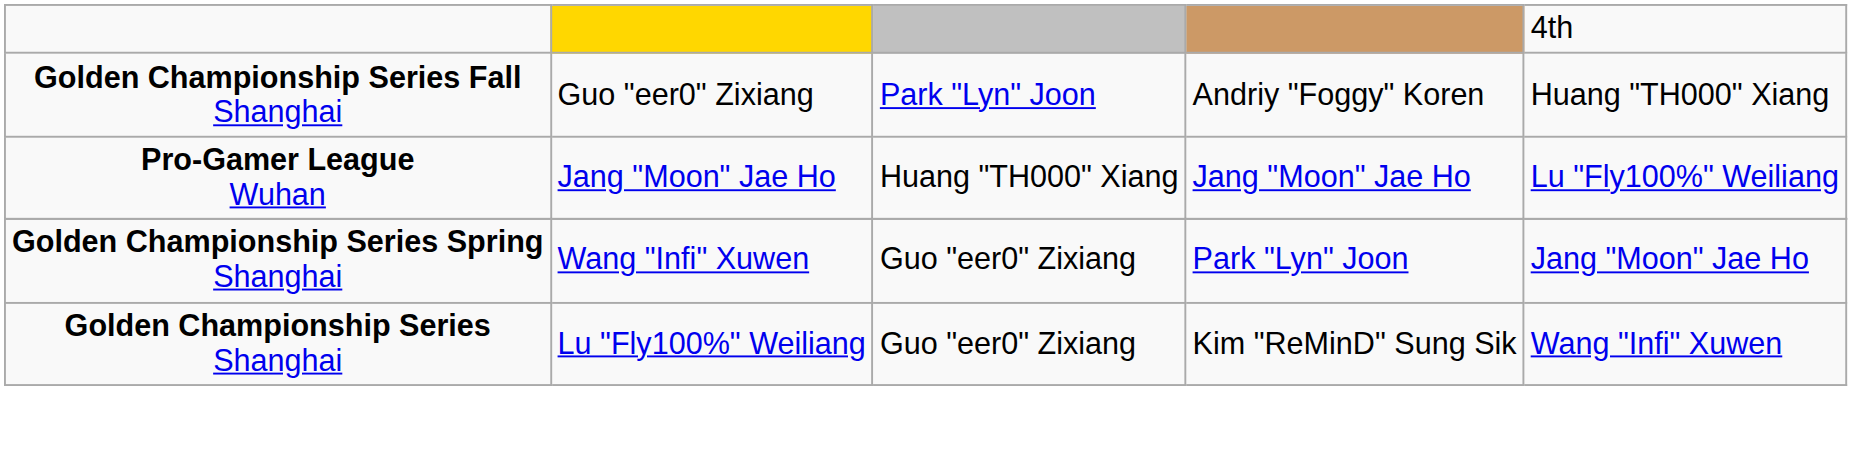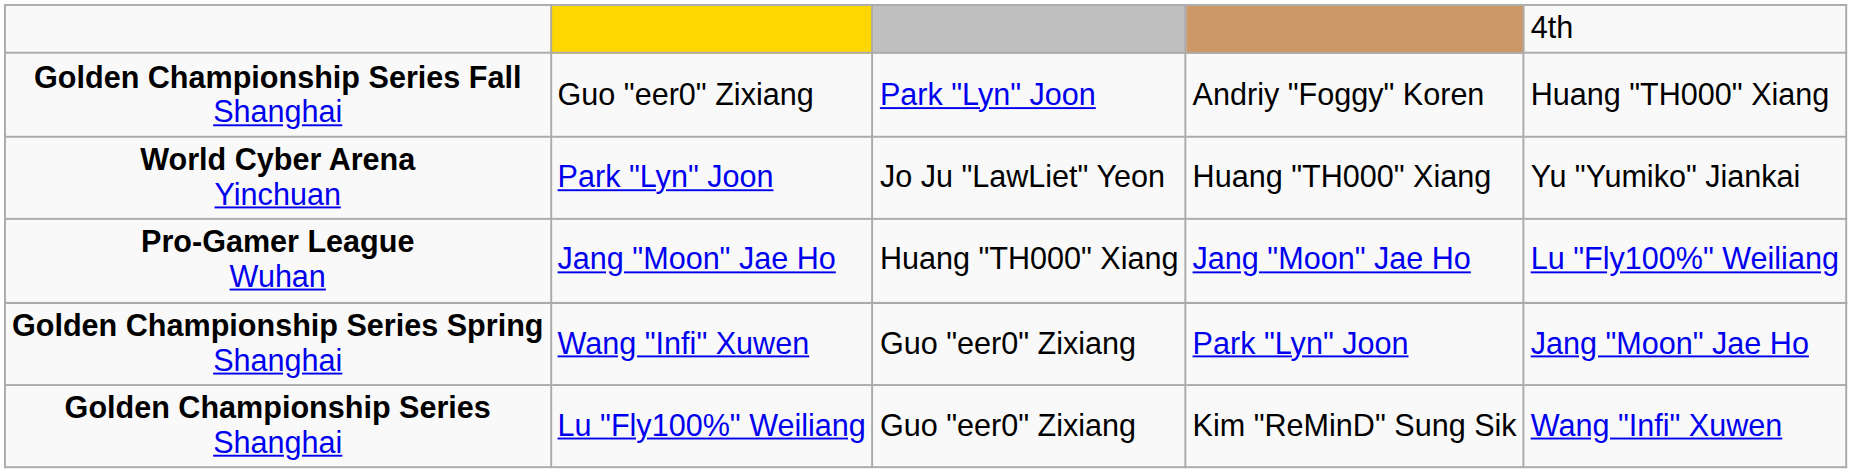+ row: (278, 177)
